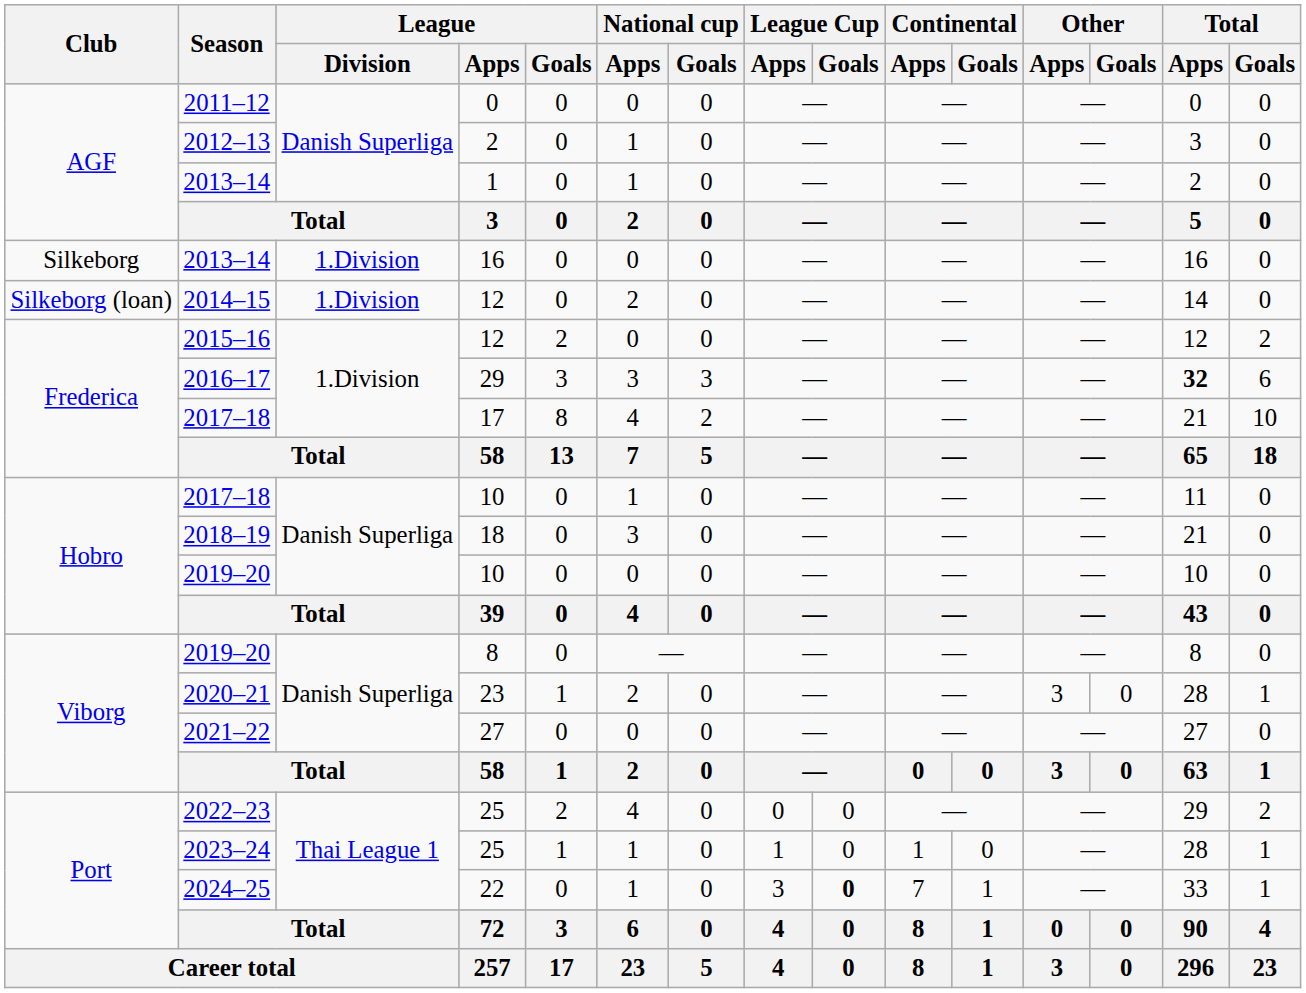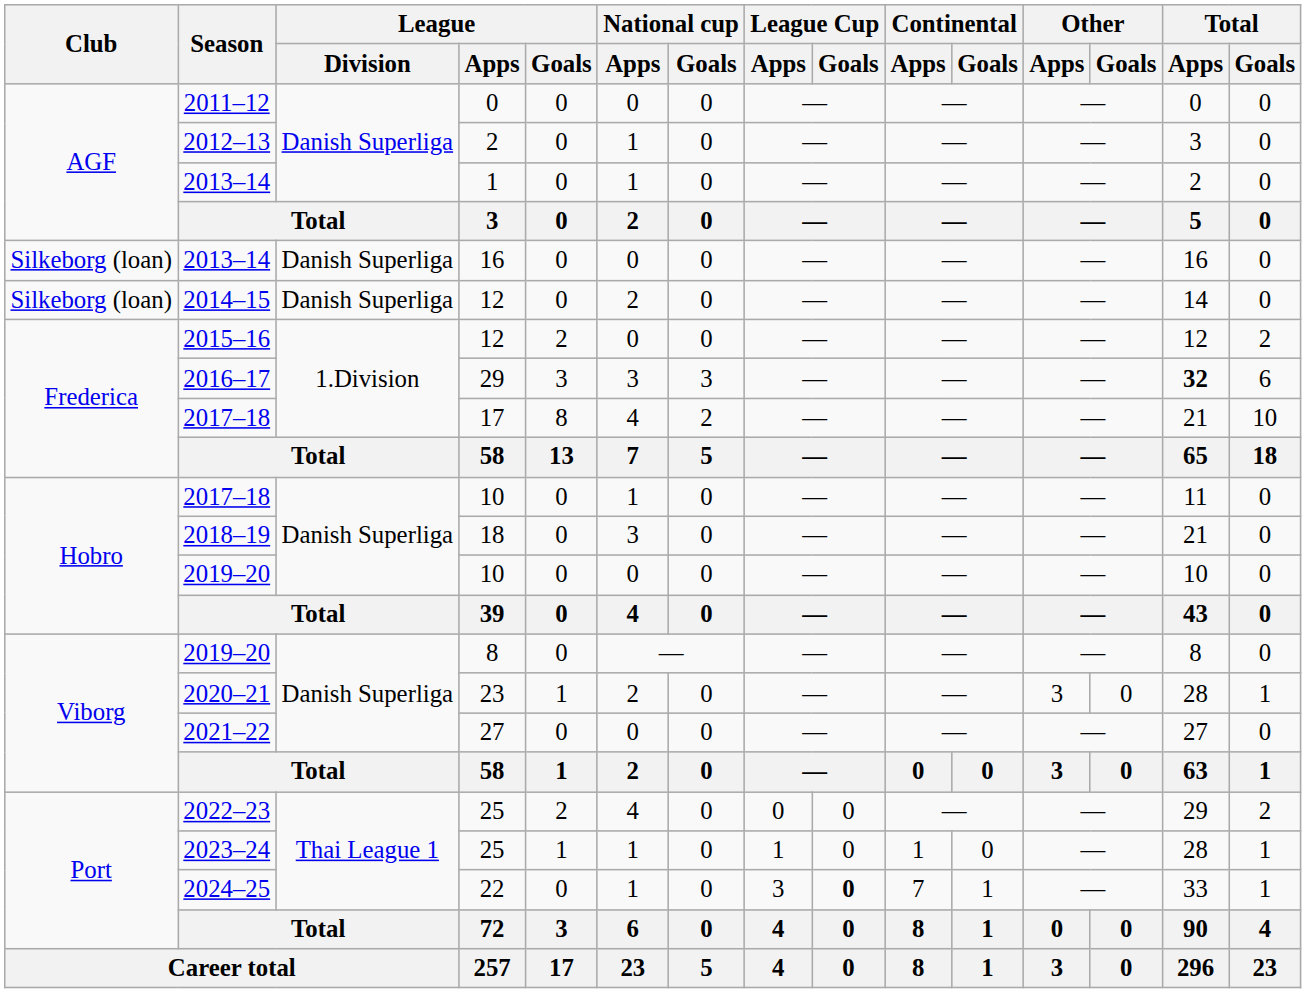(91, 260) Silkeborg -> (91, 260) Silkeborg (loan)
(367, 260) 1.Division -> (367, 260) Danish Superliga
(367, 299) 1.Division -> (367, 299) Danish Superliga
